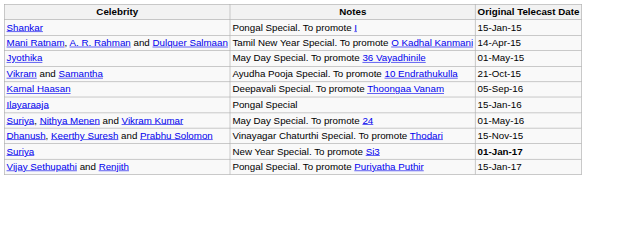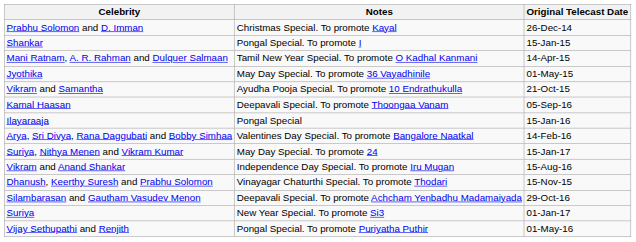+ row: (75, 27)
+ row: (119, 136)
(501, 120) 01-May-16 -> (548, 151) 15-Jan-17
+ row: (66, 167)
+ row: (104, 197)
(500, 151) bold -> (548, 213) normal
(500, 167) 15-Jan-17 -> (550, 228) 01-May-16
